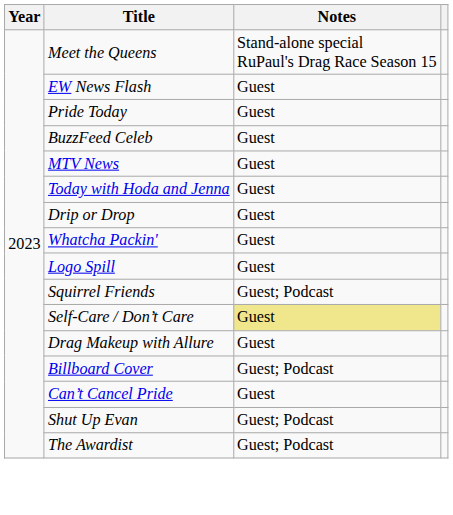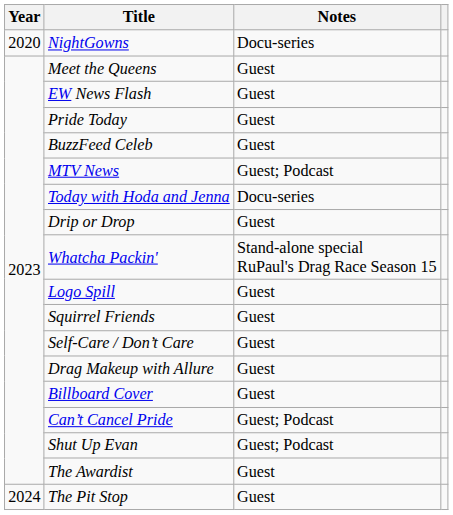+ row: (88, 42)
(337, 52) Stand-alone special RuPaul's Drag Race Season 15 -> (256, 68) Guest
(256, 163) Guest -> (285, 171) Guest; Podcast
(256, 189) Guest -> (276, 196) Docu-series
(256, 240) Guest -> (337, 257) Stand-alone special RuPaul's Drag Race Season 15
(285, 291) Guest; Podcast -> (256, 317) Guest
(256, 317) khaki background -> (256, 343) no background
(285, 368) Guest; Podcast -> (256, 394) Guest
(256, 394) Guest -> (285, 419) Guest; Podcast
(285, 445) Guest; Podcast -> (256, 471) Guest
+ row: (88, 496)
